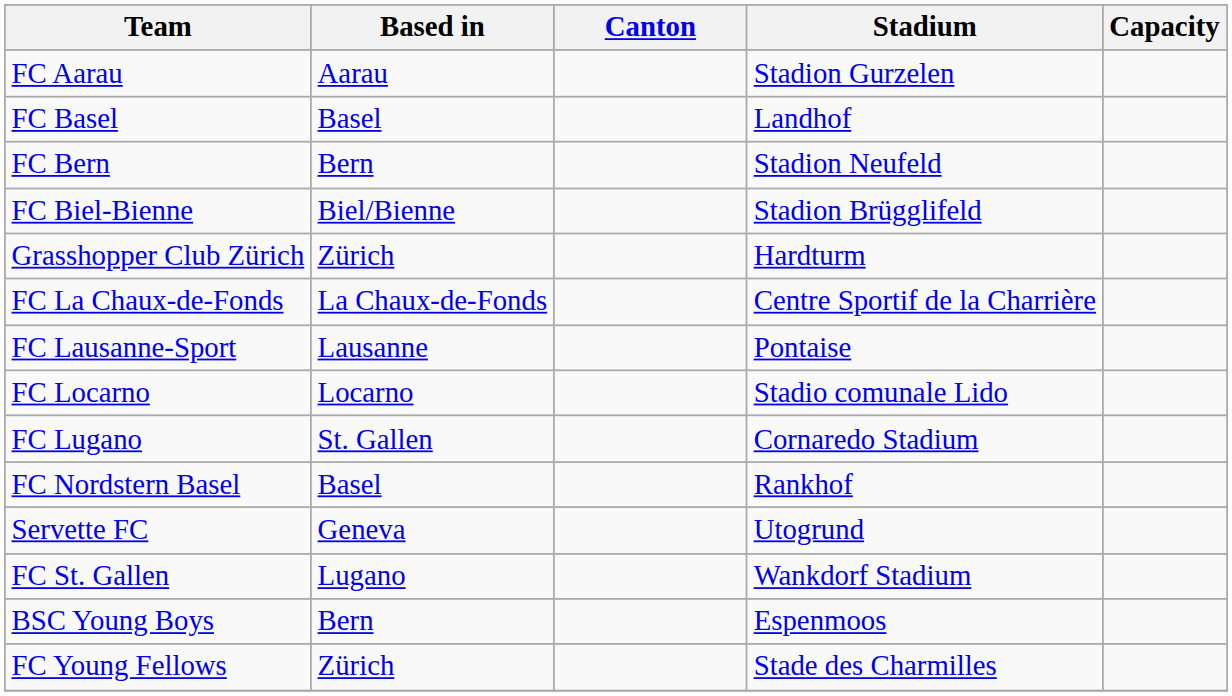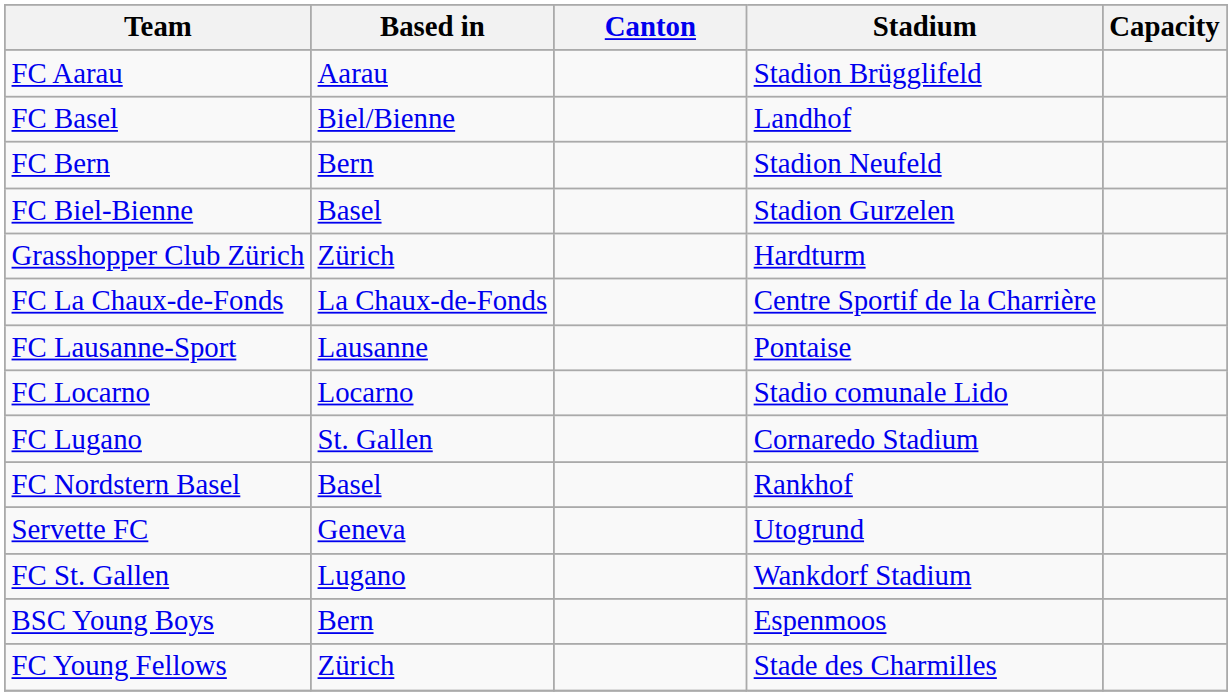(854, 73) Stadion Gurzelen -> (868, 73) Stadion Brügglifeld
(350, 118) Basel -> (386, 118) Biel/Bienne
(386, 210) Biel/Bienne -> (350, 210) Basel
(868, 210) Stadion Brügglifeld -> (854, 210) Stadion Gurzelen
